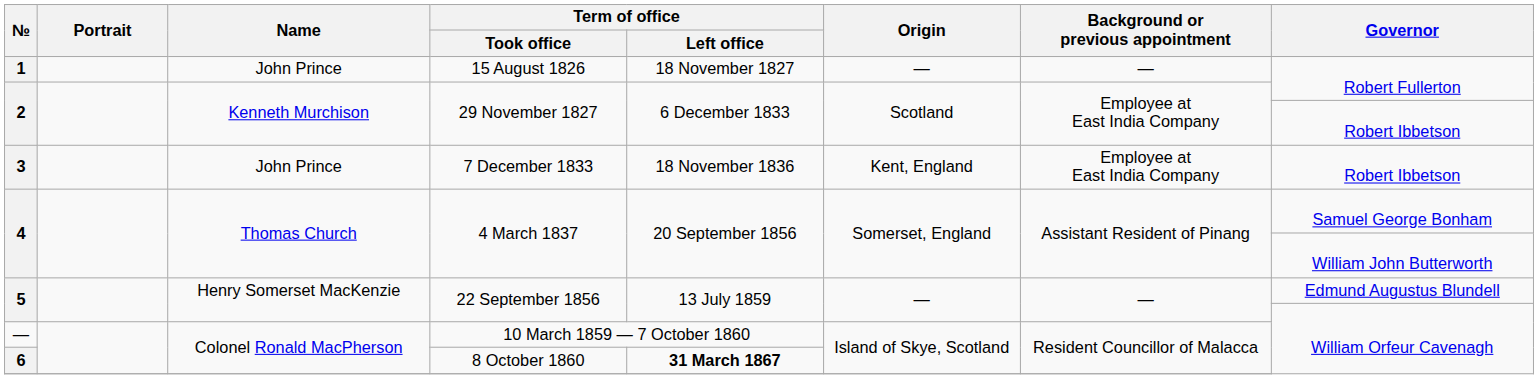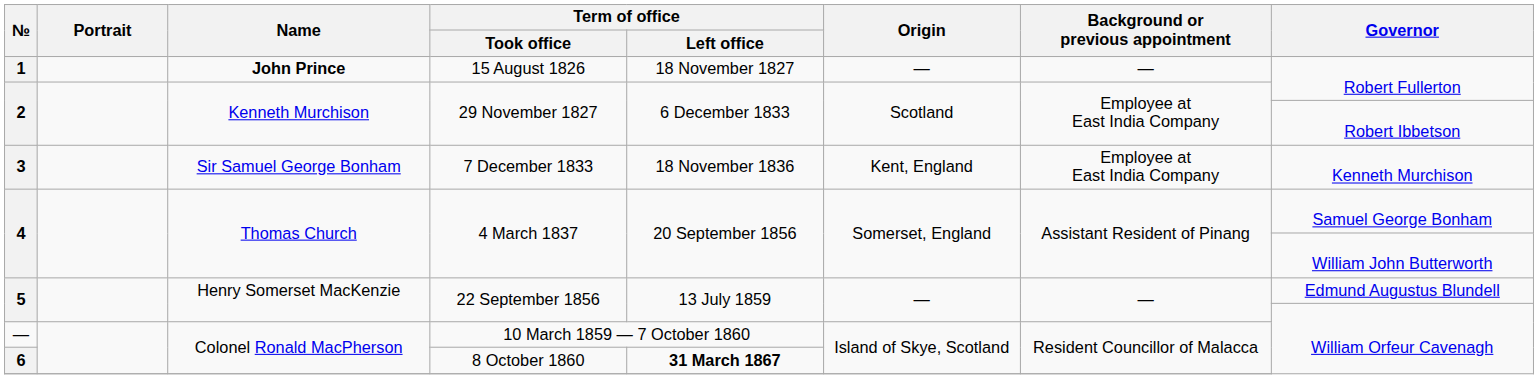(299, 69) normal -> (299, 69) bold
(299, 166) John Prince -> (299, 166) Sir Samuel George Bonham
(1402, 176) Robert Ibbetson -> (1402, 176) Kenneth Murchison
